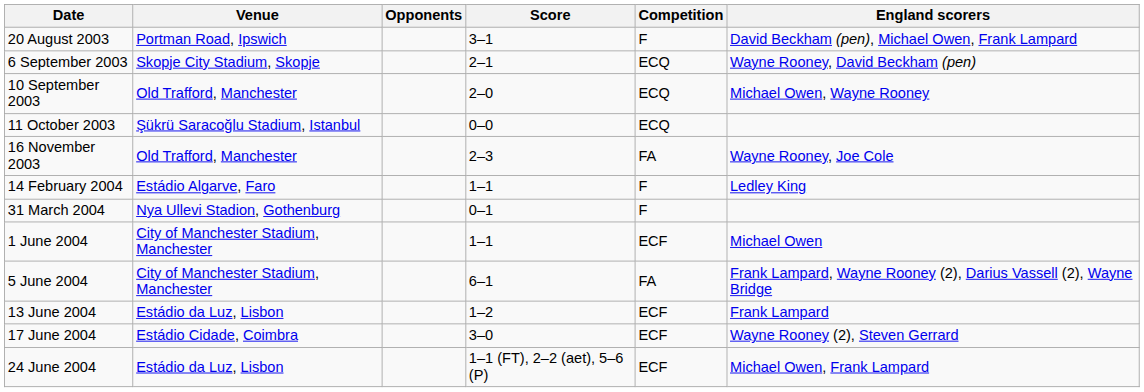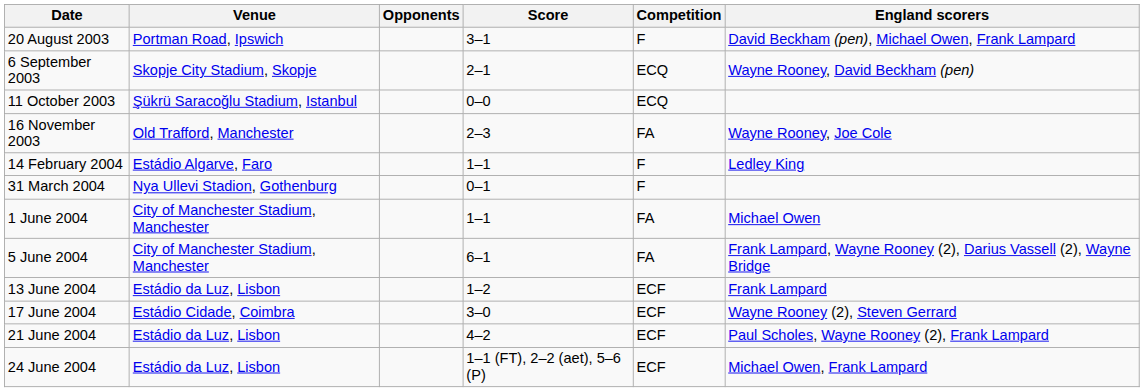- row: (54, 93)
(653, 241) ECF -> (645, 218) FA
+ row: (52, 335)
